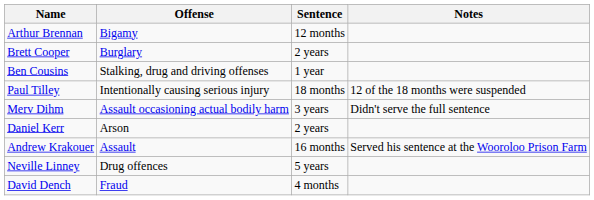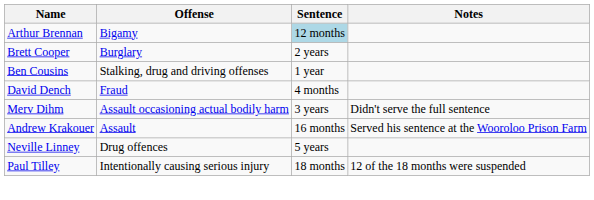(320, 33) no background -> (320, 33) lightblue background
rows swapped: (39, 185) <-> (33, 90)
- row: (36, 128)
